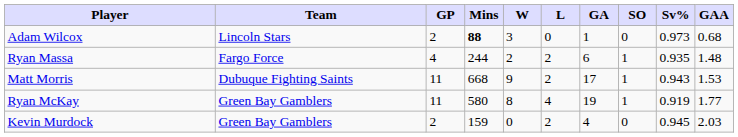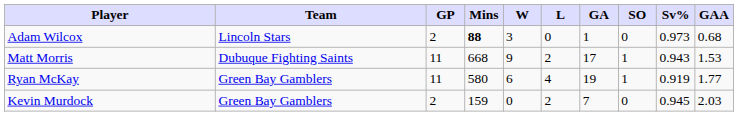- row: (40, 57)
(509, 100) 8 -> (509, 79) 6
(586, 121) 4 -> (586, 100) 7
